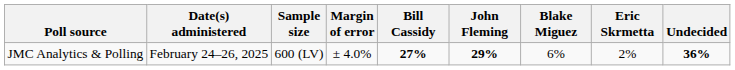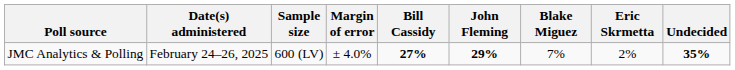(556, 53) 6% -> (556, 53) 7%
(697, 53) 36% -> (697, 53) 35%
